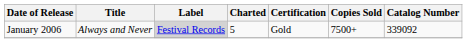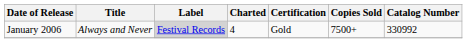(232, 29) 5 -> (232, 29) 4
(402, 29) 339092 -> (402, 29) 330992
